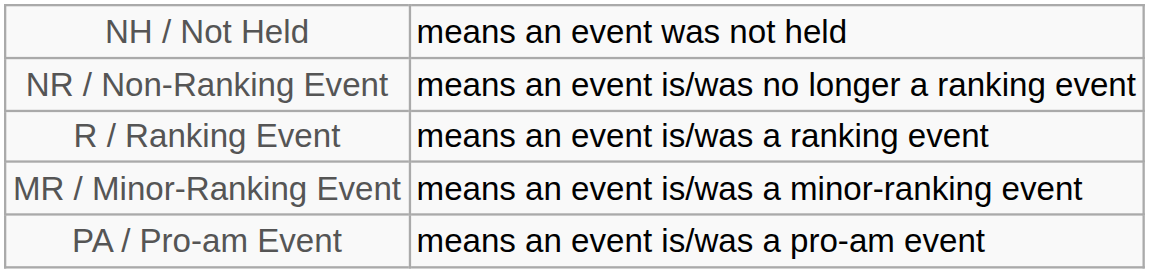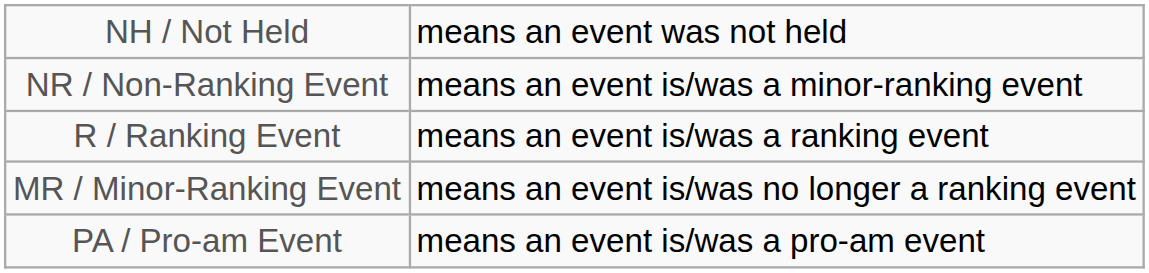(776, 84) means an event is/was no longer a ranking event -> (750, 84) means an event is/was a minor-ranking event
(750, 189) means an event is/was a minor-ranking event -> (776, 189) means an event is/was no longer a ranking event
